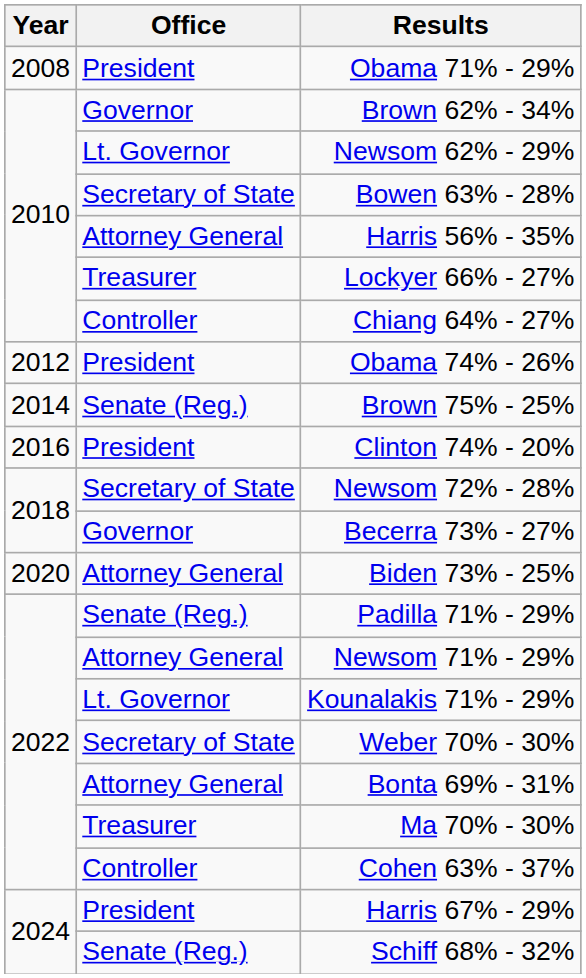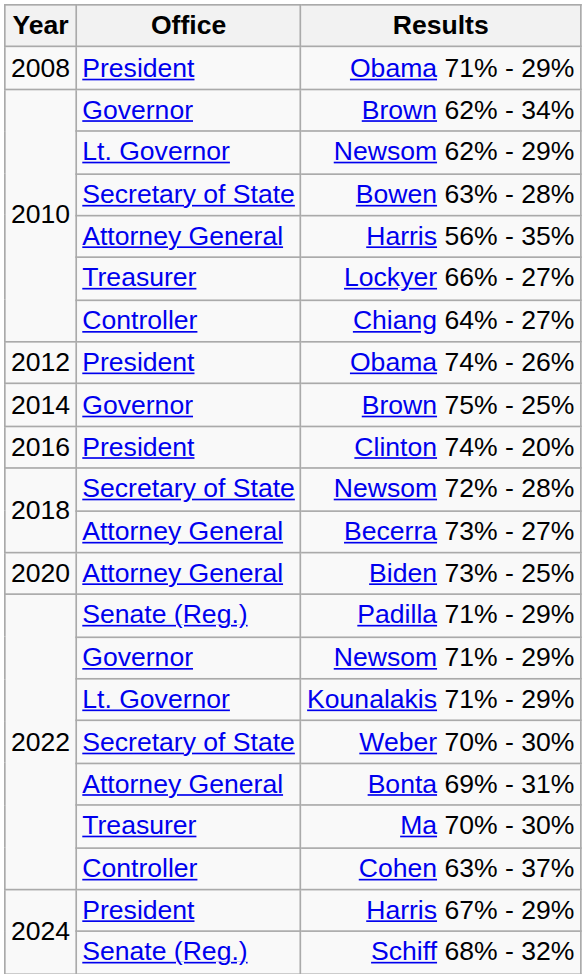(165, 404) Senate (Reg.) -> (138, 404) Governor
(138, 531) Governor -> (183, 531) Attorney General
(183, 657) Attorney General -> (138, 657) Governor
